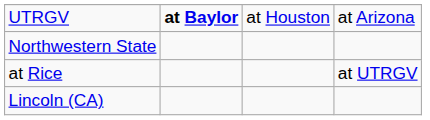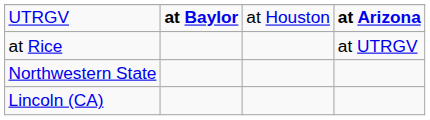(376, 18) normal -> (379, 18) bold
rows swapped: (35, 73) <-> (82, 45)
